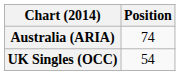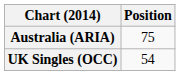(148, 37) 74 -> (148, 37) 75
